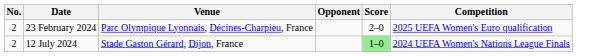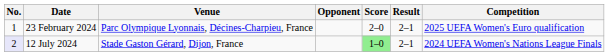+ column: (406, 12)
(14, 28) 2 -> (14, 28) 1
(14, 43) no background -> (14, 43) lavender background
